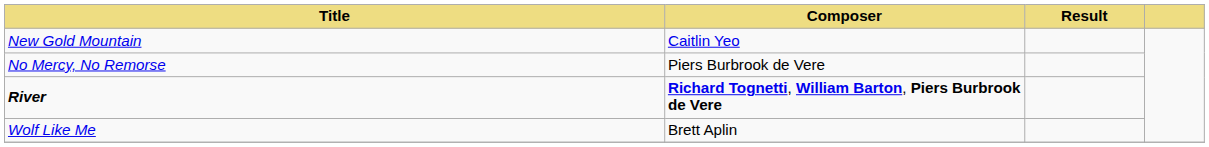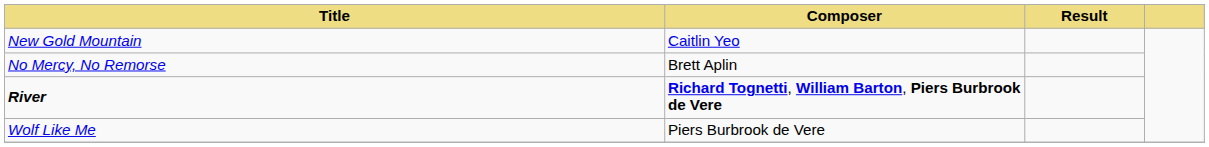(746, 64) Piers Burbrook de Vere -> (703, 64) Brett Aplin
(703, 130) Brett Aplin -> (746, 130) Piers Burbrook de Vere
